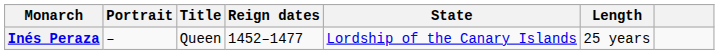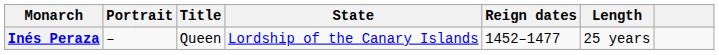columns swapped: (452, 16) <-> (274, 16)
